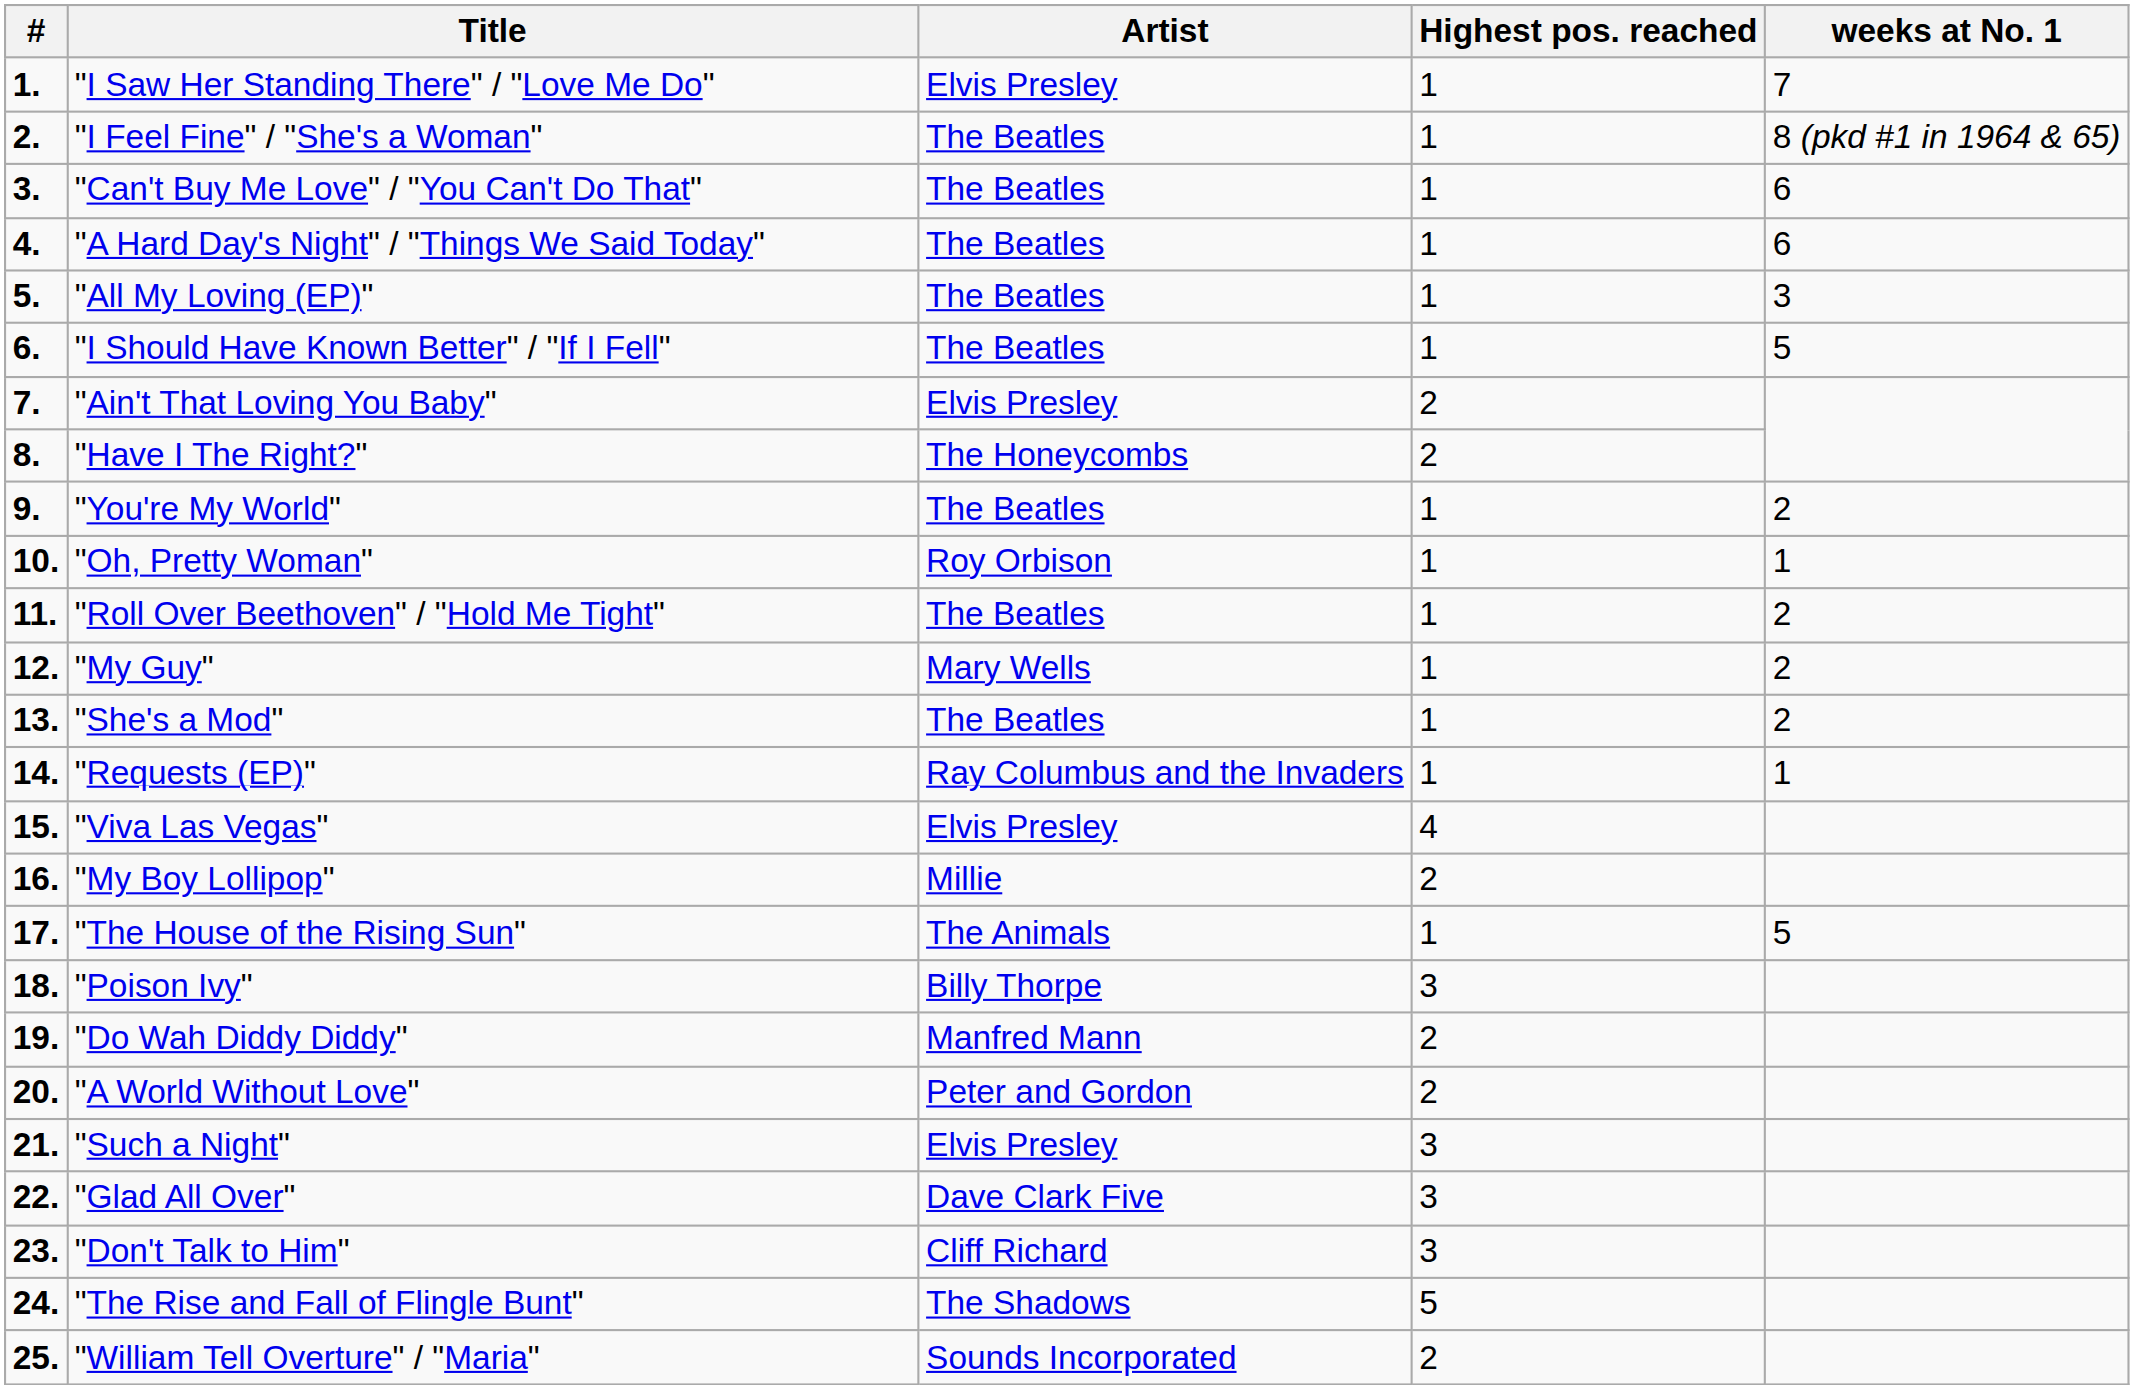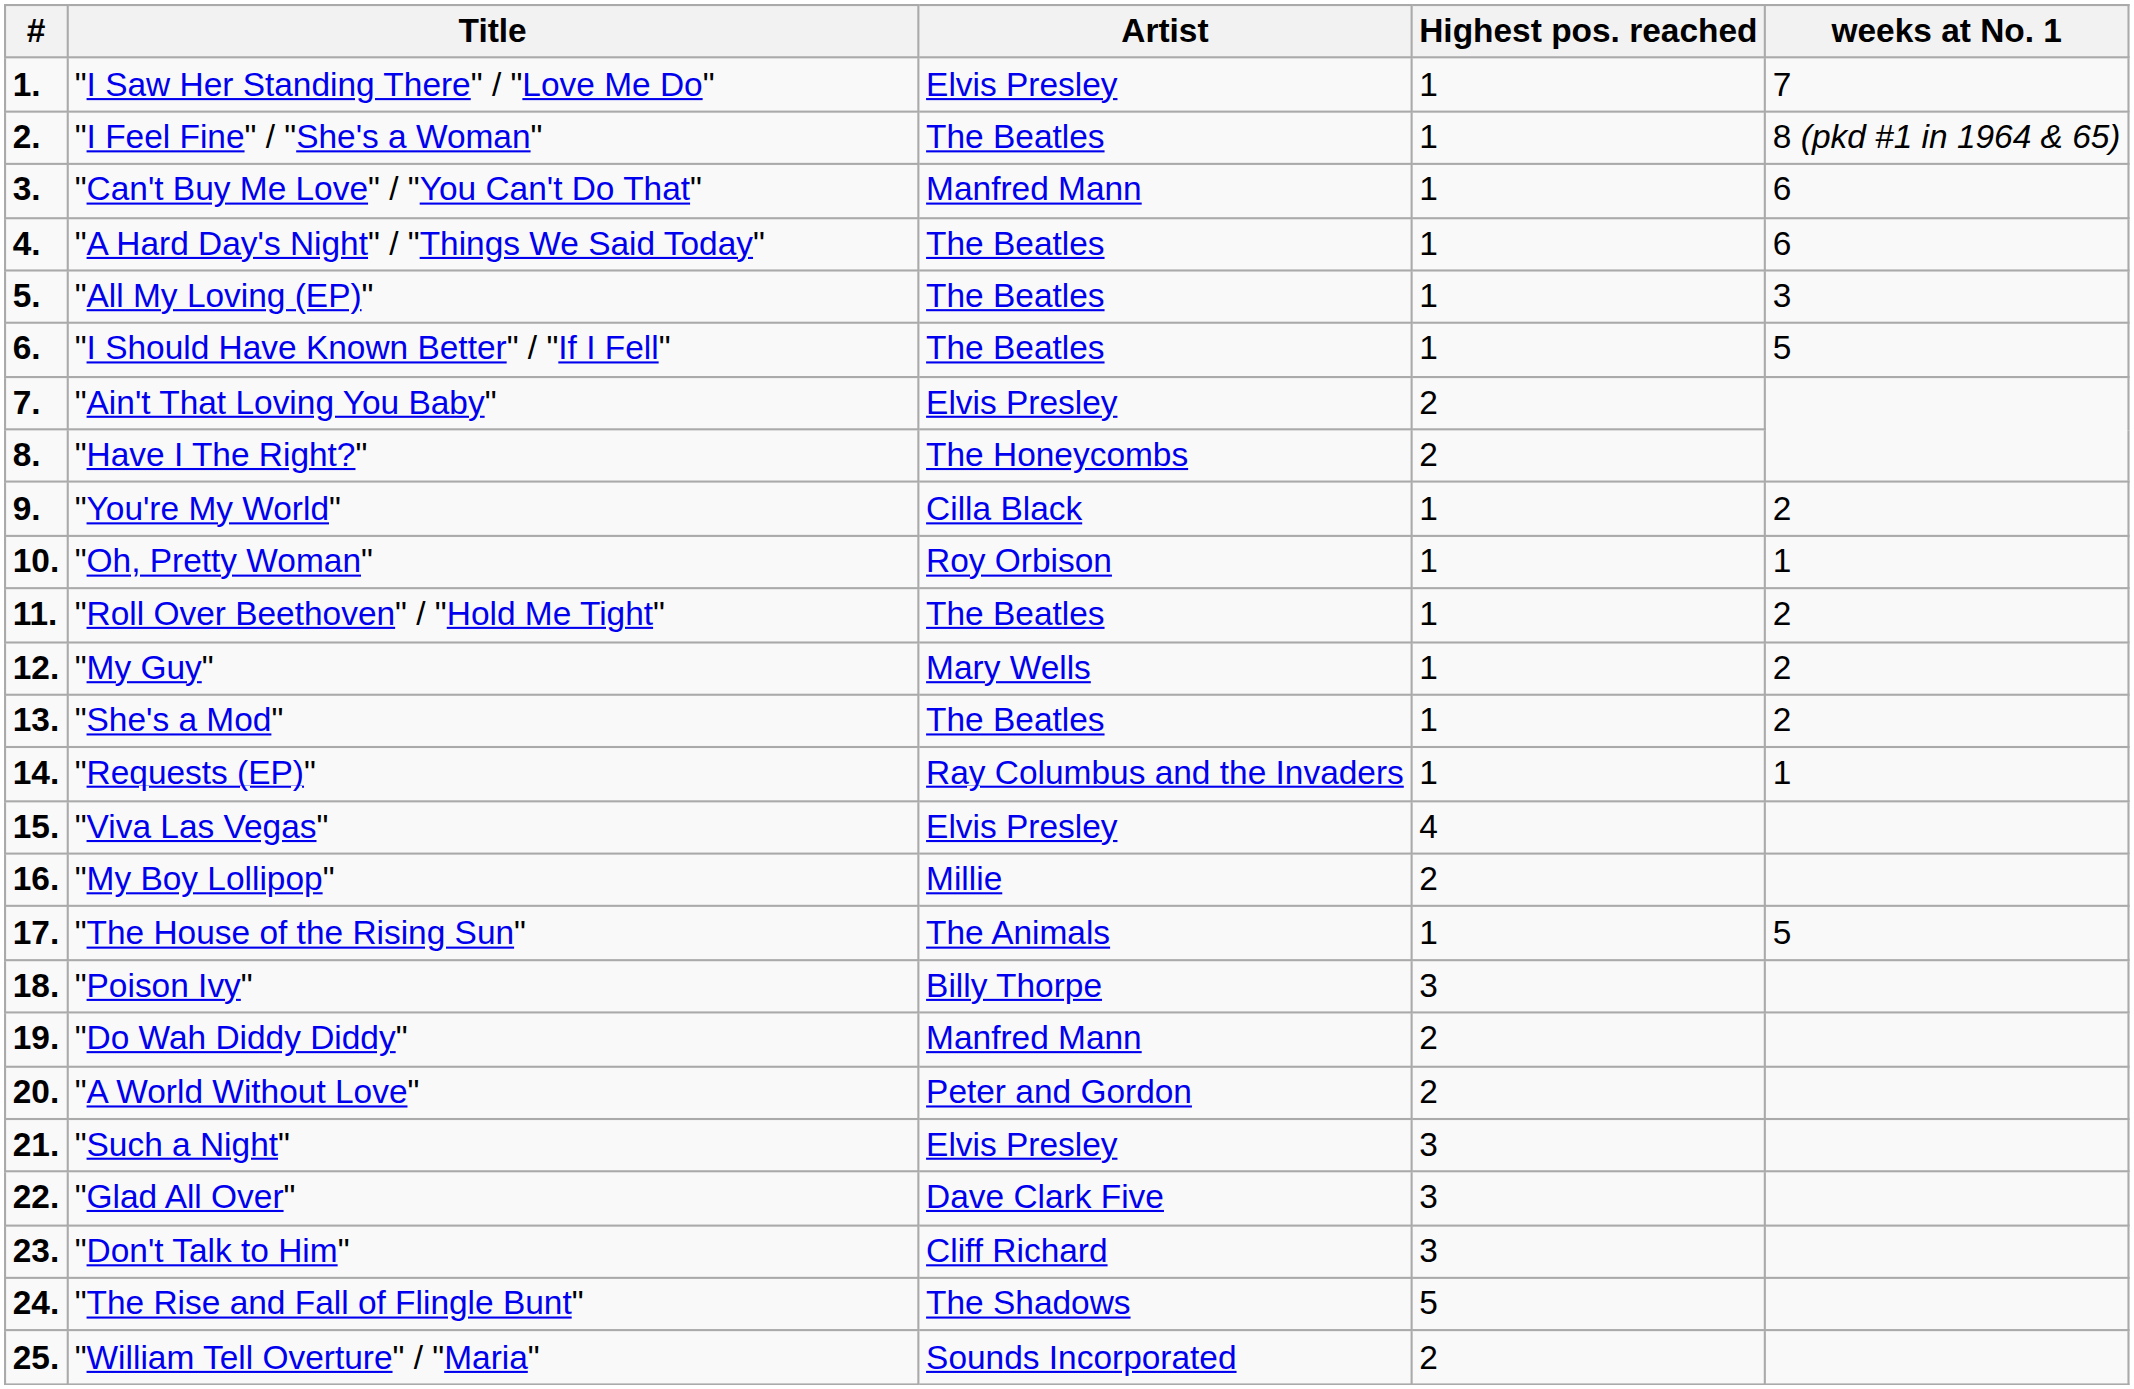(1015, 190) The Beatles -> (1034, 190) Manfred Mann
(1015, 508) The Beatles -> (1004, 508) Cilla Black
